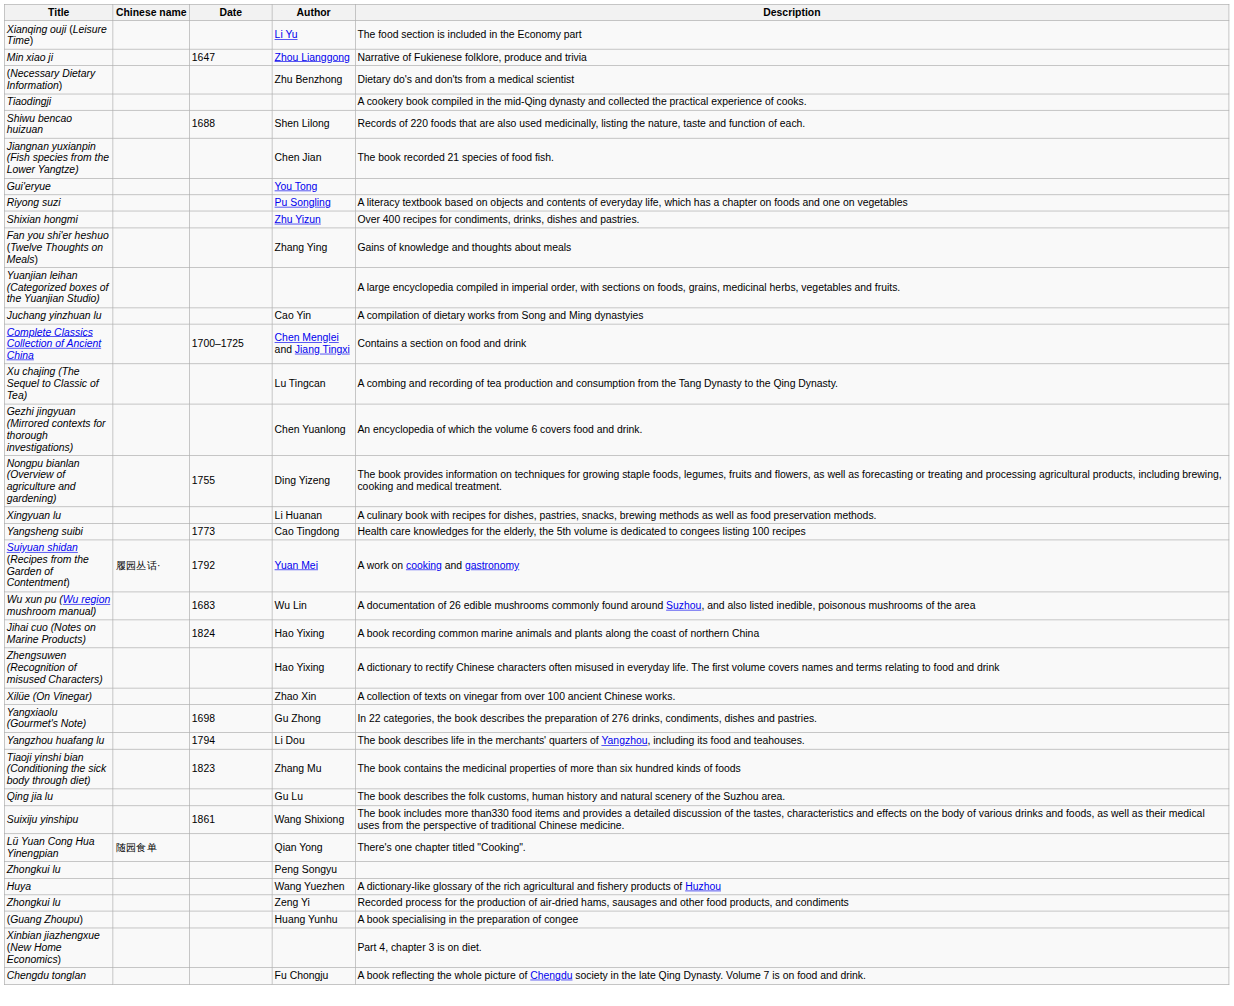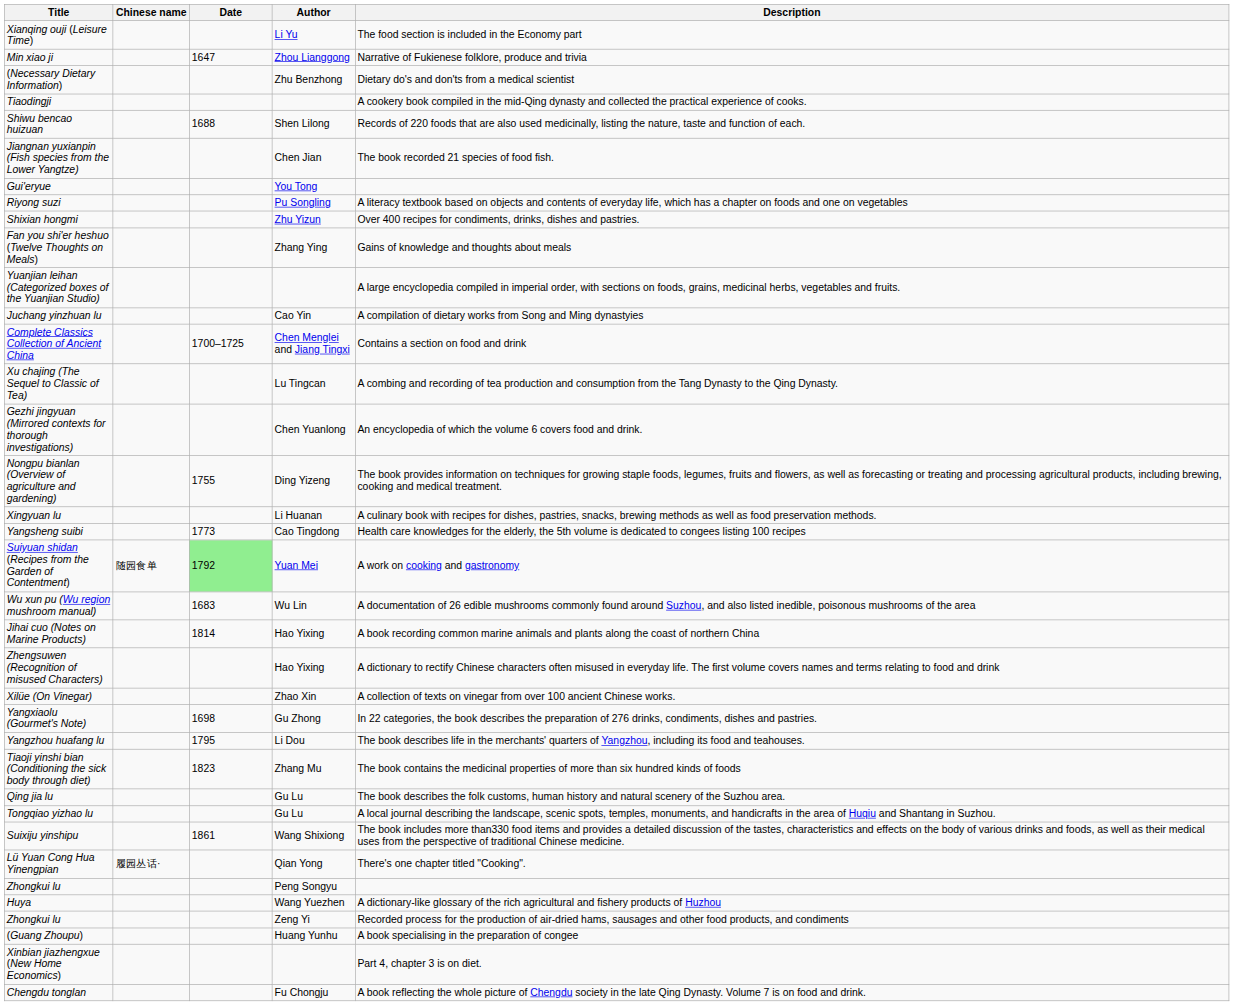(138, 565) 履园丛话· -> (136, 565) 随园食单
(203, 565) no background -> (203, 565) lightgreen background
(203, 634) 1824 -> (203, 634) 1814
(203, 740) 1794 -> (203, 740) 1795
+ row: (50, 813)
(136, 847) 随园食单 -> (138, 864) 履园丛话·
